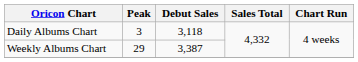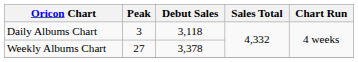(139, 48) 29 -> (139, 48) 27
(190, 48) 3,387 -> (190, 48) 3,378
